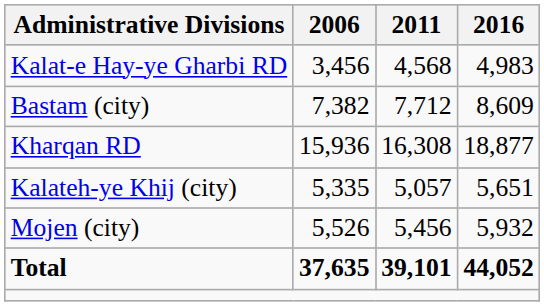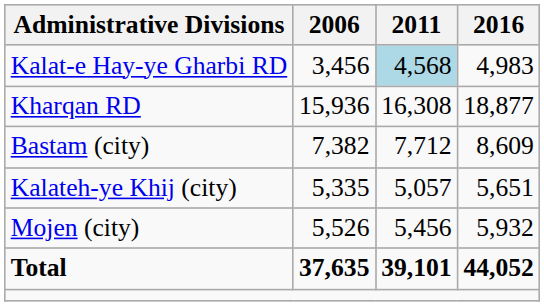(423, 65) no background -> (423, 65) lightblue background
rows swapped: (76, 146) <-> (80, 106)
